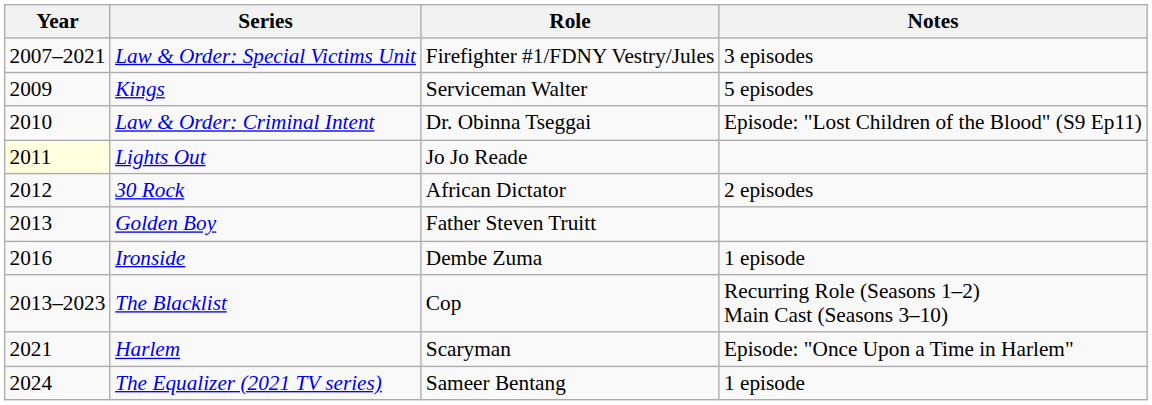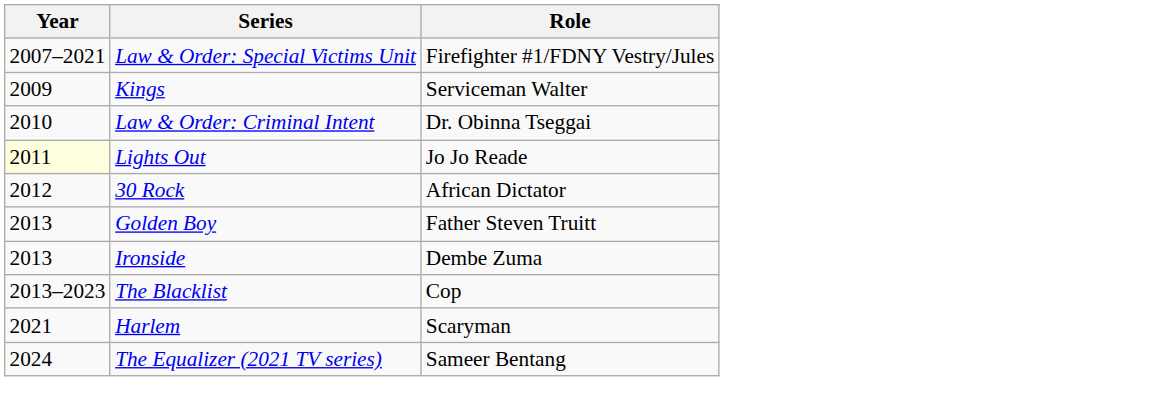- column: (933, 21)
(31, 257) 2016 -> (31, 257) 2013
